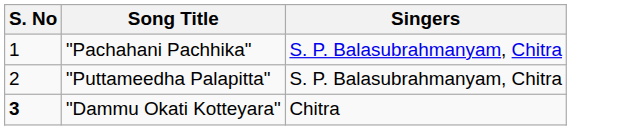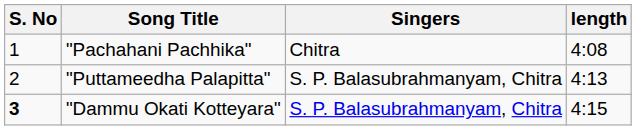+ column: (599, 19)
(426, 49) S. P. Balasubrahmanyam, Chitra -> (315, 49) Chitra
(315, 109) Chitra -> (426, 109) S. P. Balasubrahmanyam, Chitra
